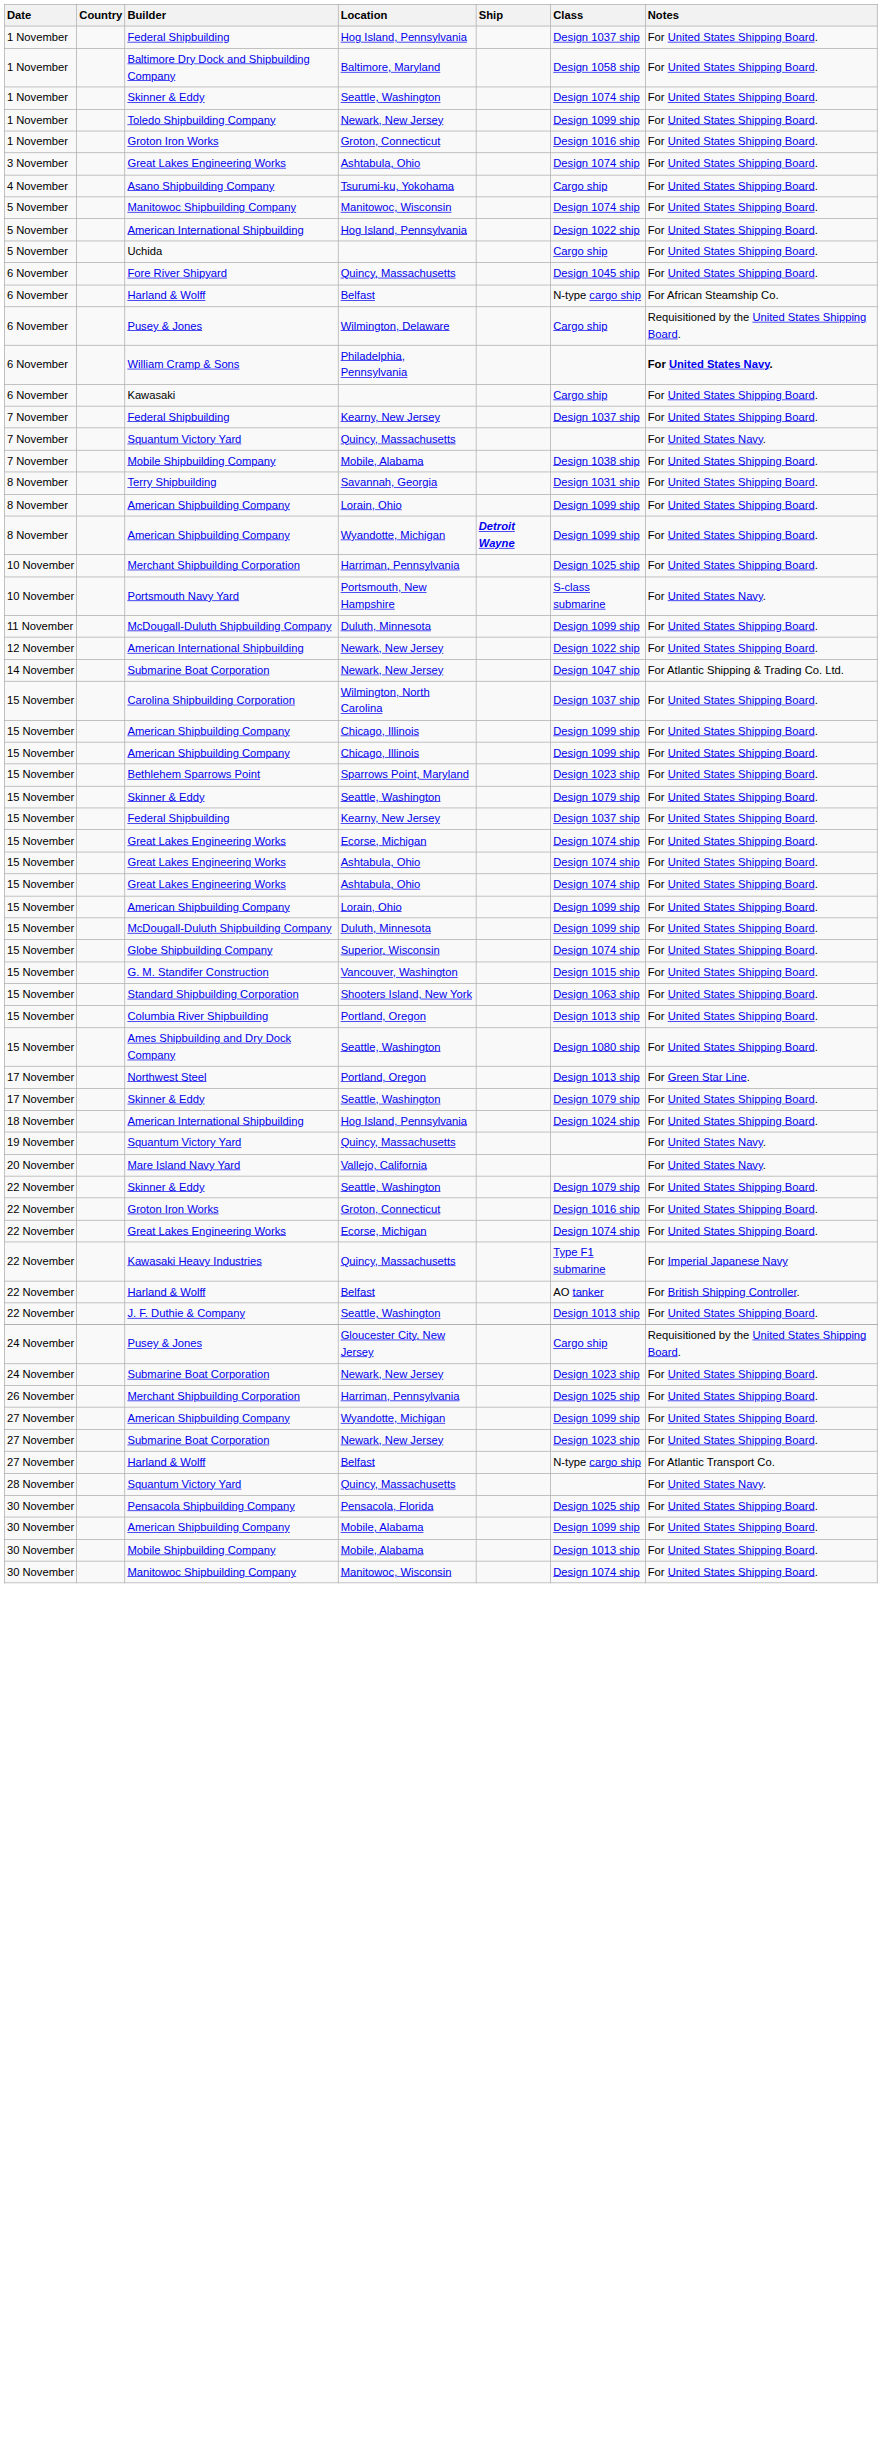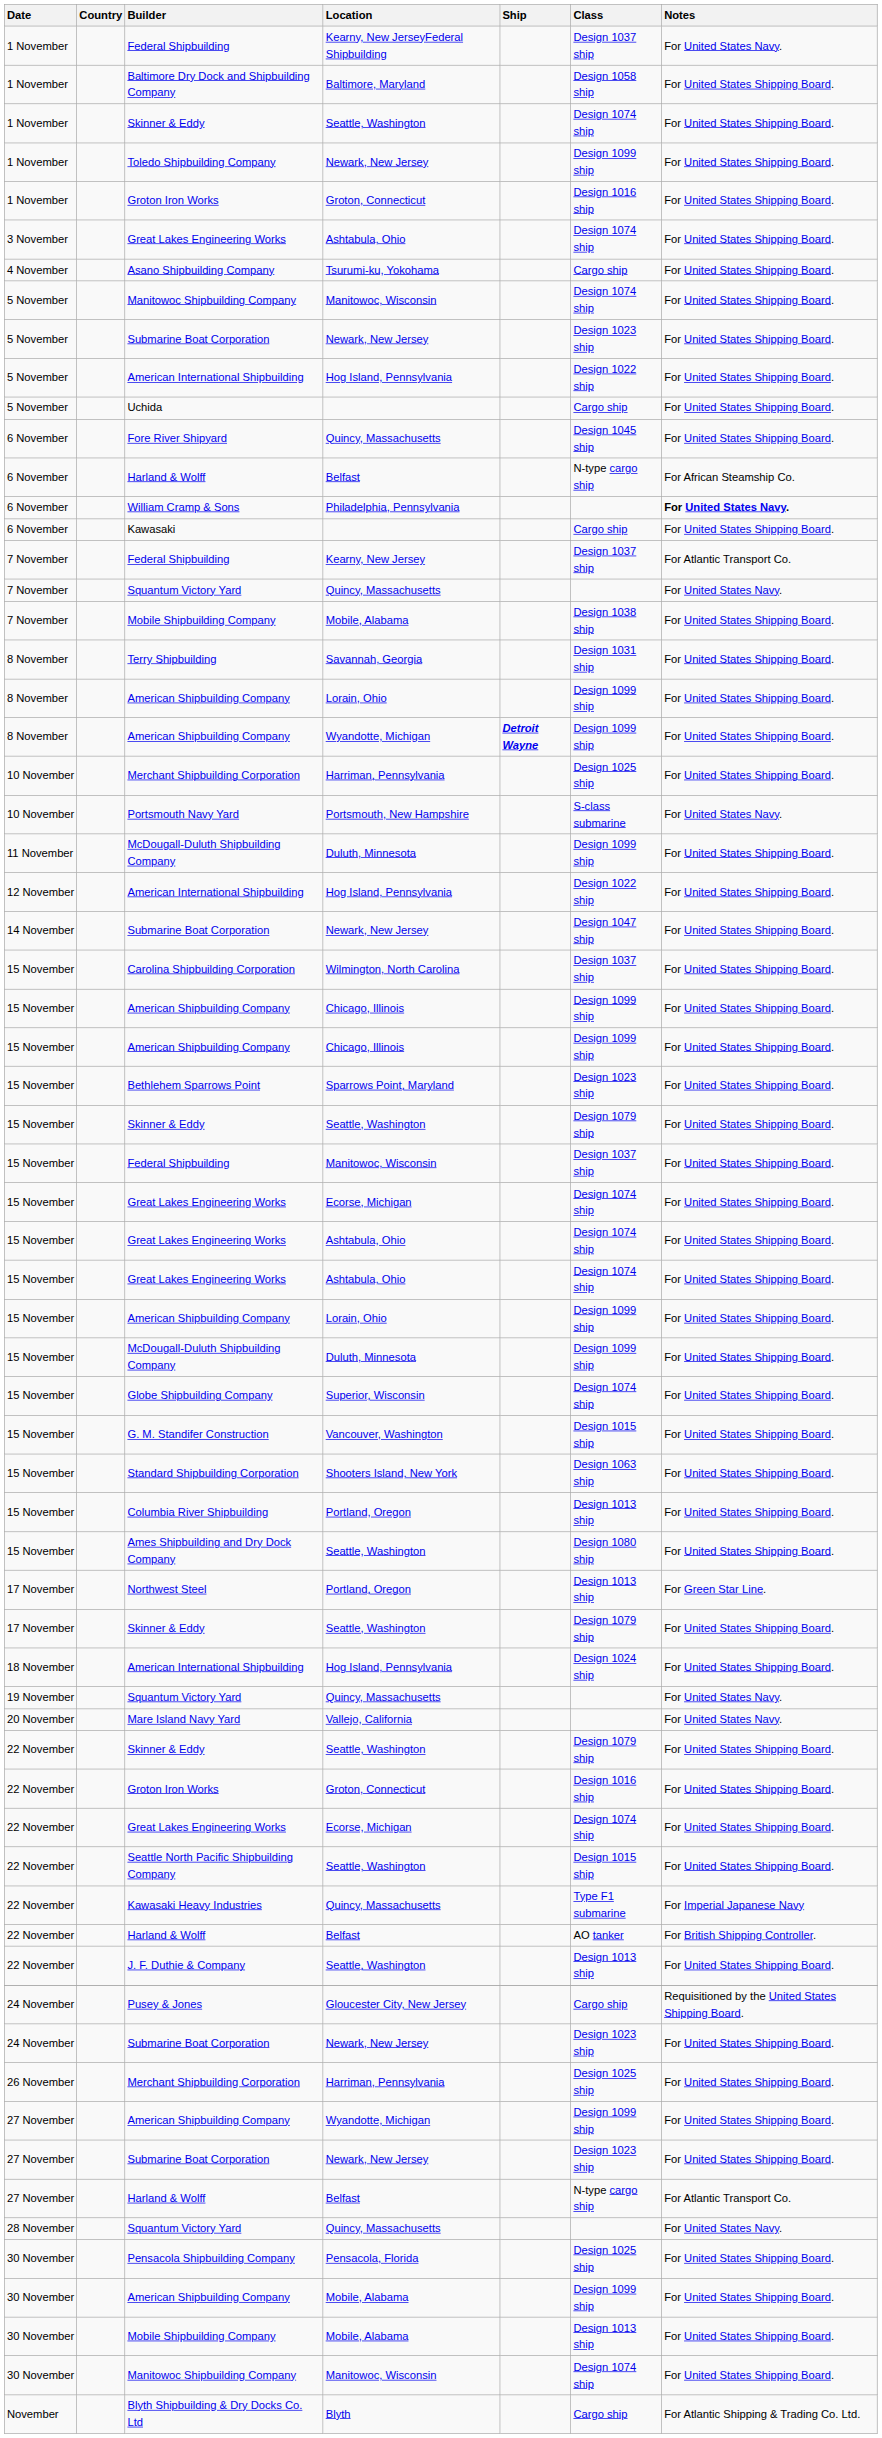(404, 37) Hog Island, Pennsylvania -> (394, 45) Kearny, New JerseyFederal Shipbuilding
(733, 37) For United States Shipping Board. -> (723, 45) For United States Navy.
+ row: (37, 339)
- row: (37, 326)
(733, 417) For United States Shipping Board. -> (728, 560) For Atlantic Transport Co.
(392, 648) Newark, New Jersey -> (389, 892) Hog Island, Pennsylvania
(746, 670) For Atlantic Shipping & Trading Co. Ltd. -> (749, 930) For United States Shipping Board.
(390, 819) Kearny, New Jersey -> (381, 1163) Manitowoc, Wisconsin
+ row: (41, 1866)
+ row: (33, 2414)
